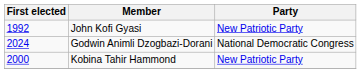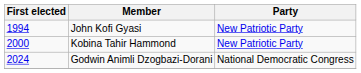(18, 28) 1992 -> (18, 28) 1994
rows swapped: (123, 60) <-> (142, 44)
